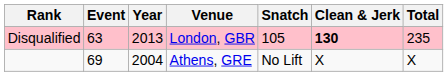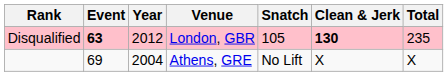(95, 37) normal -> (95, 37) bold
(147, 37) 2013 -> (147, 37) 2012
